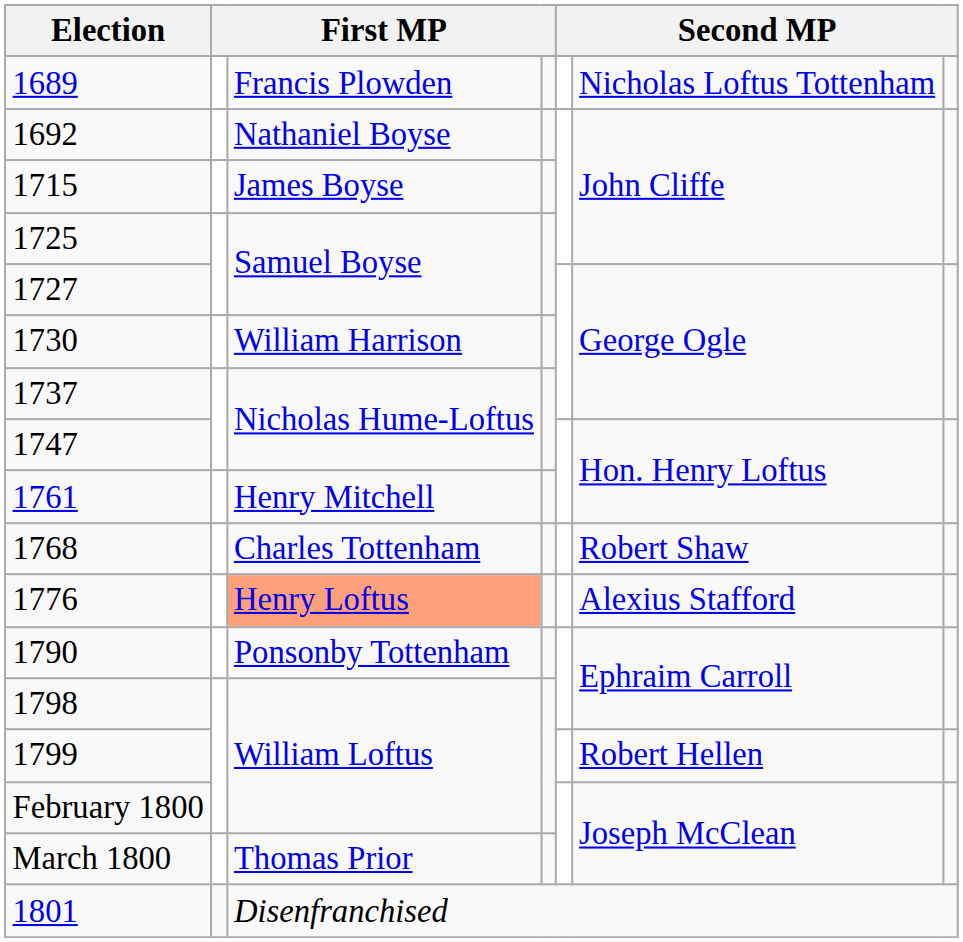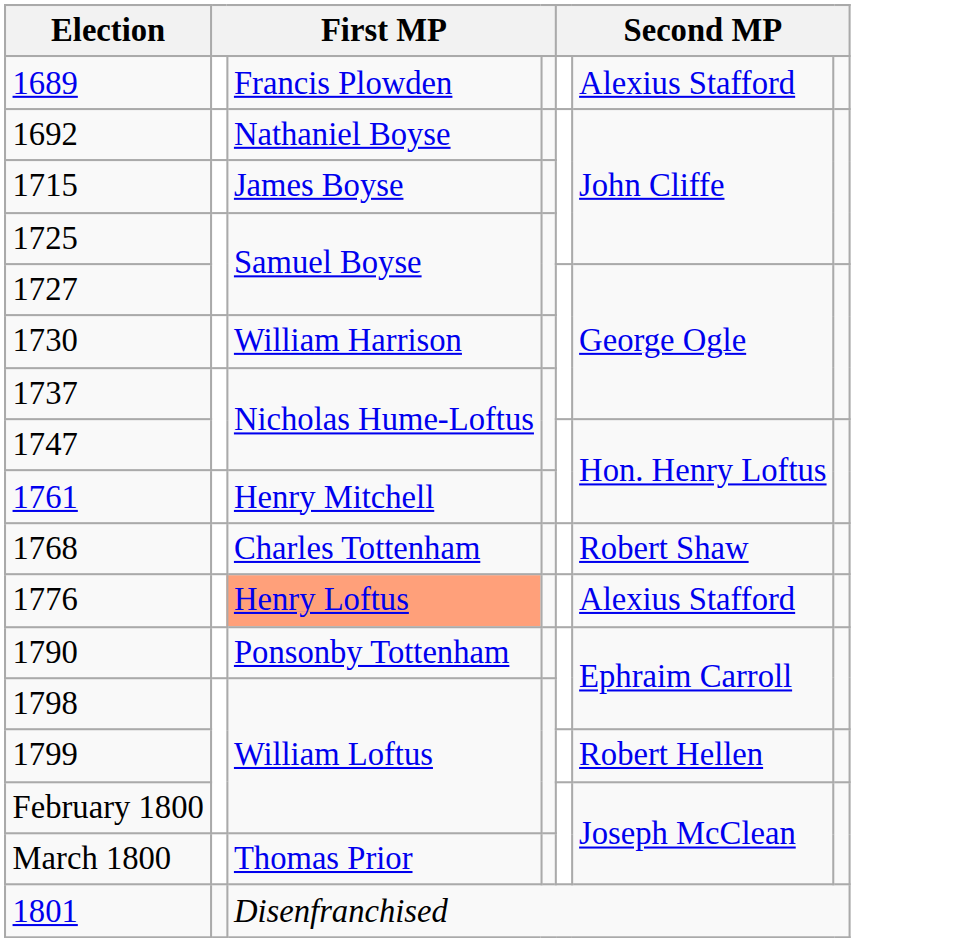(757, 82) Nicholas Loftus Tottenham -> (687, 82) Alexius Stafford
